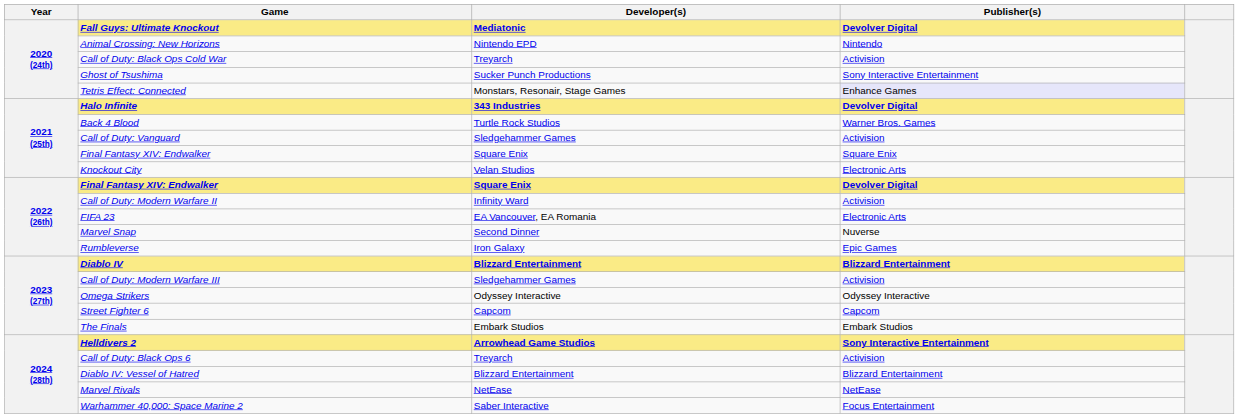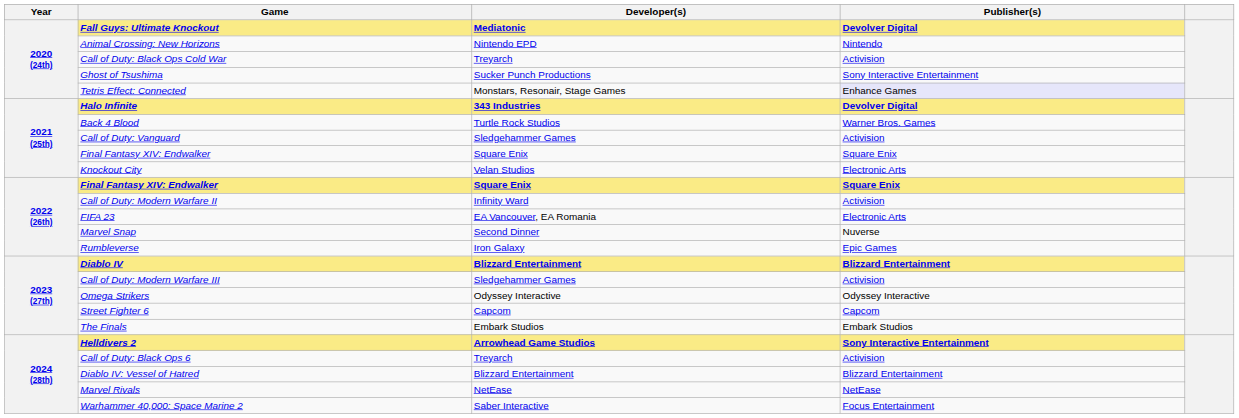(880, 185) Devolver Digital -> (871, 185) Square Enix
